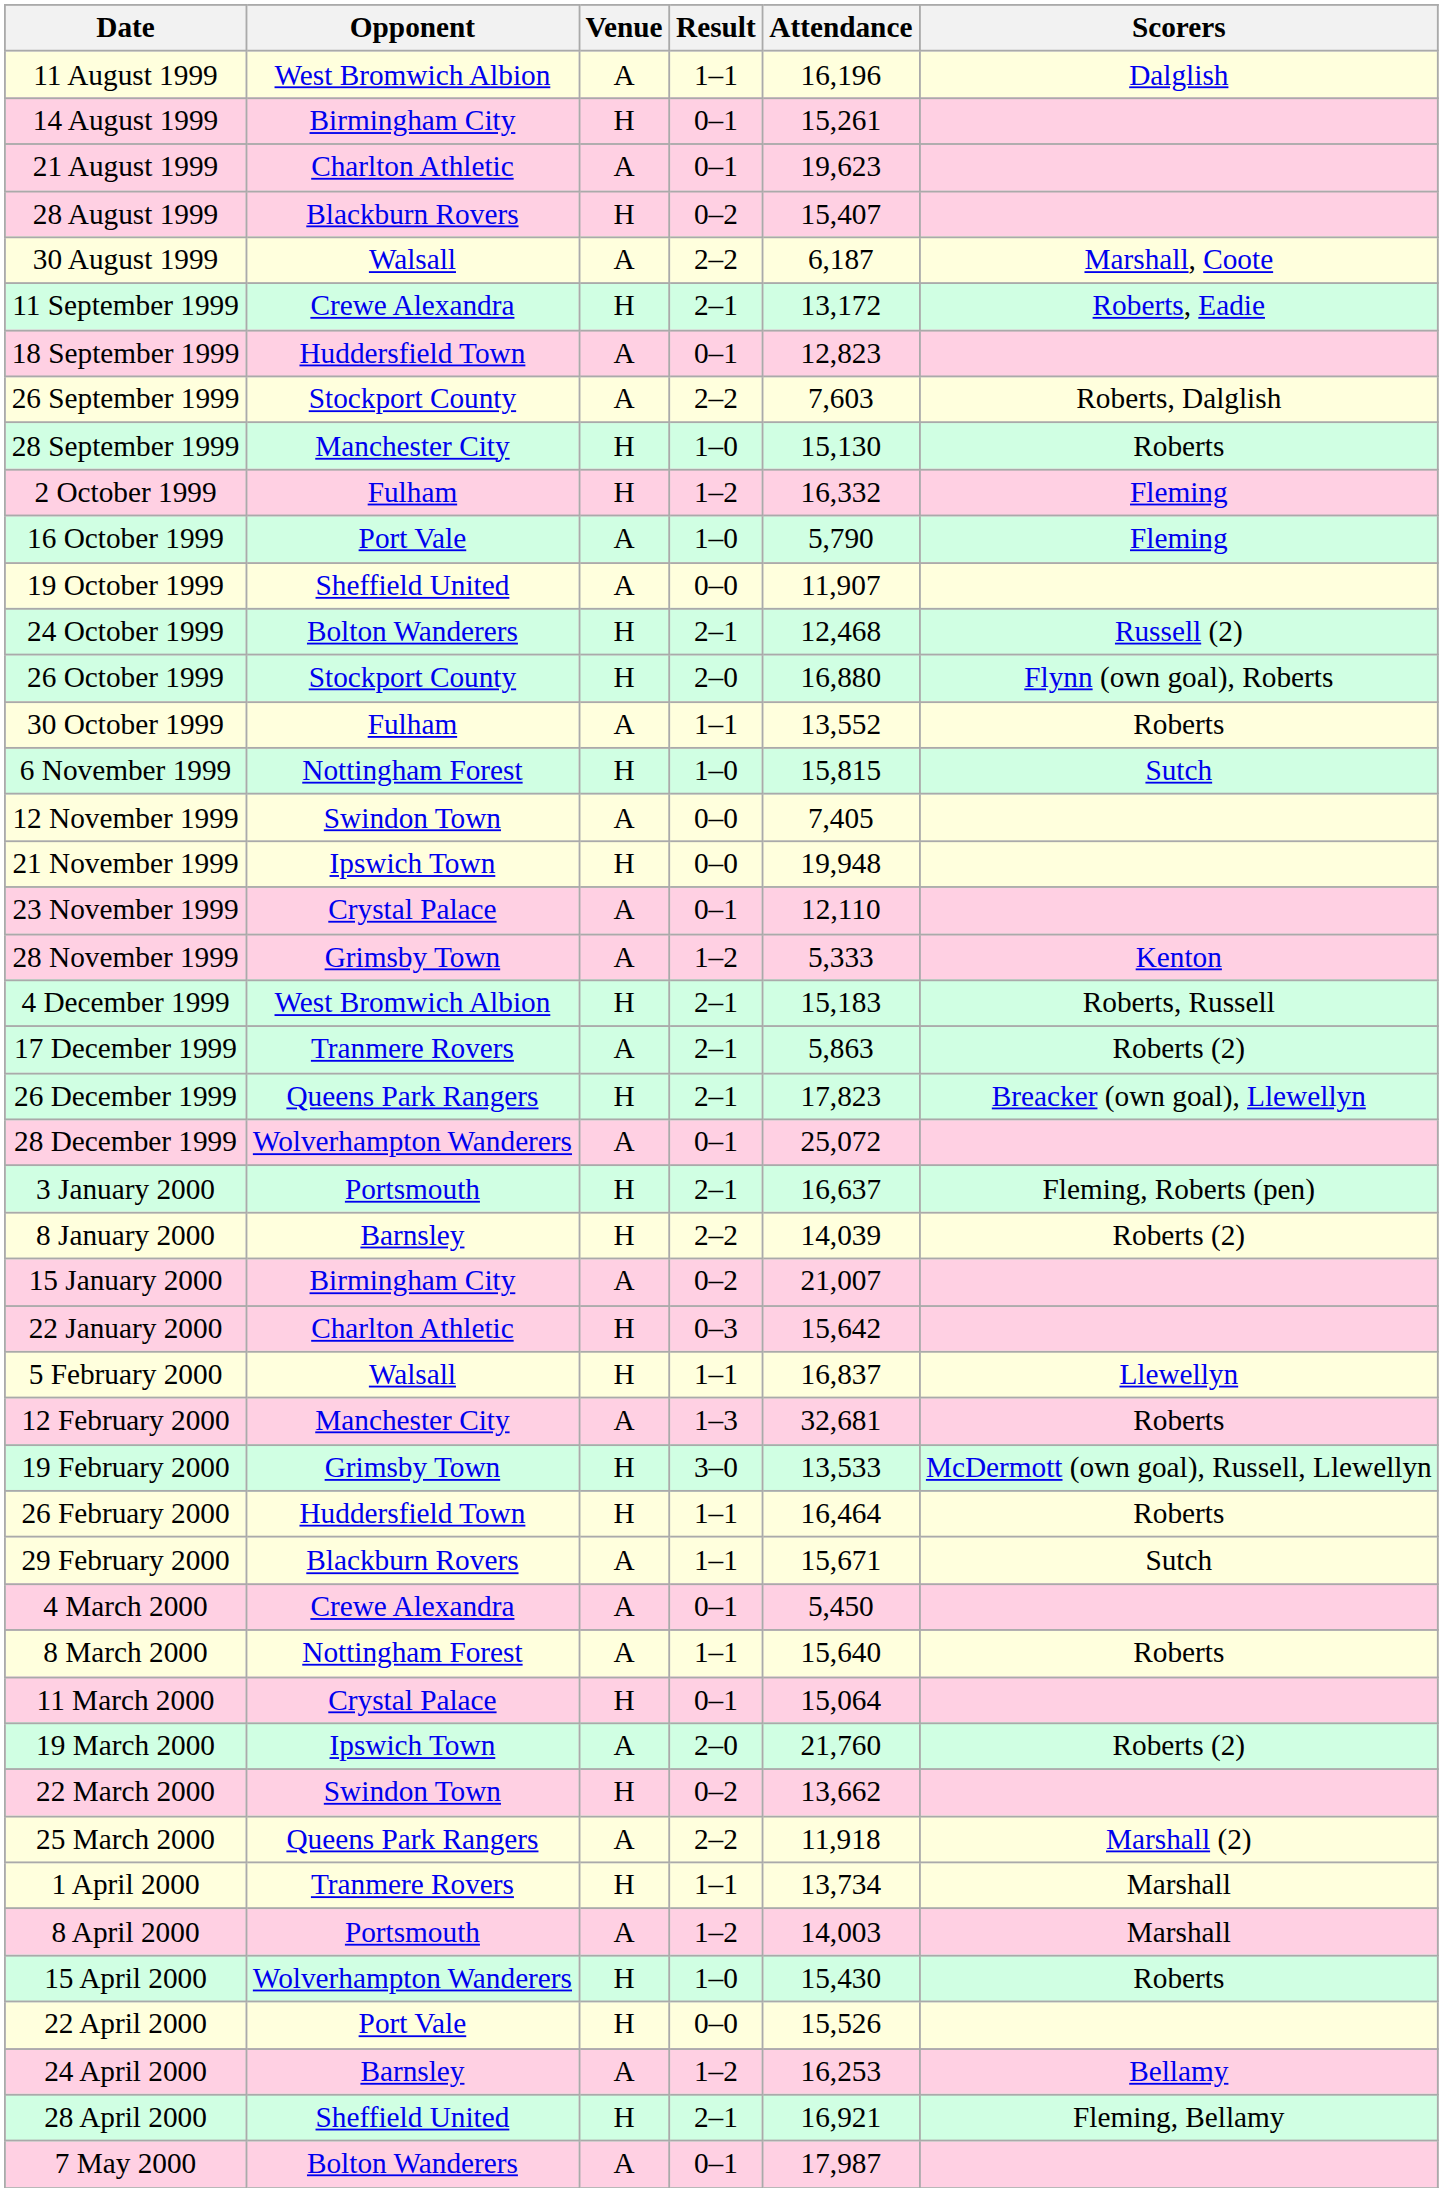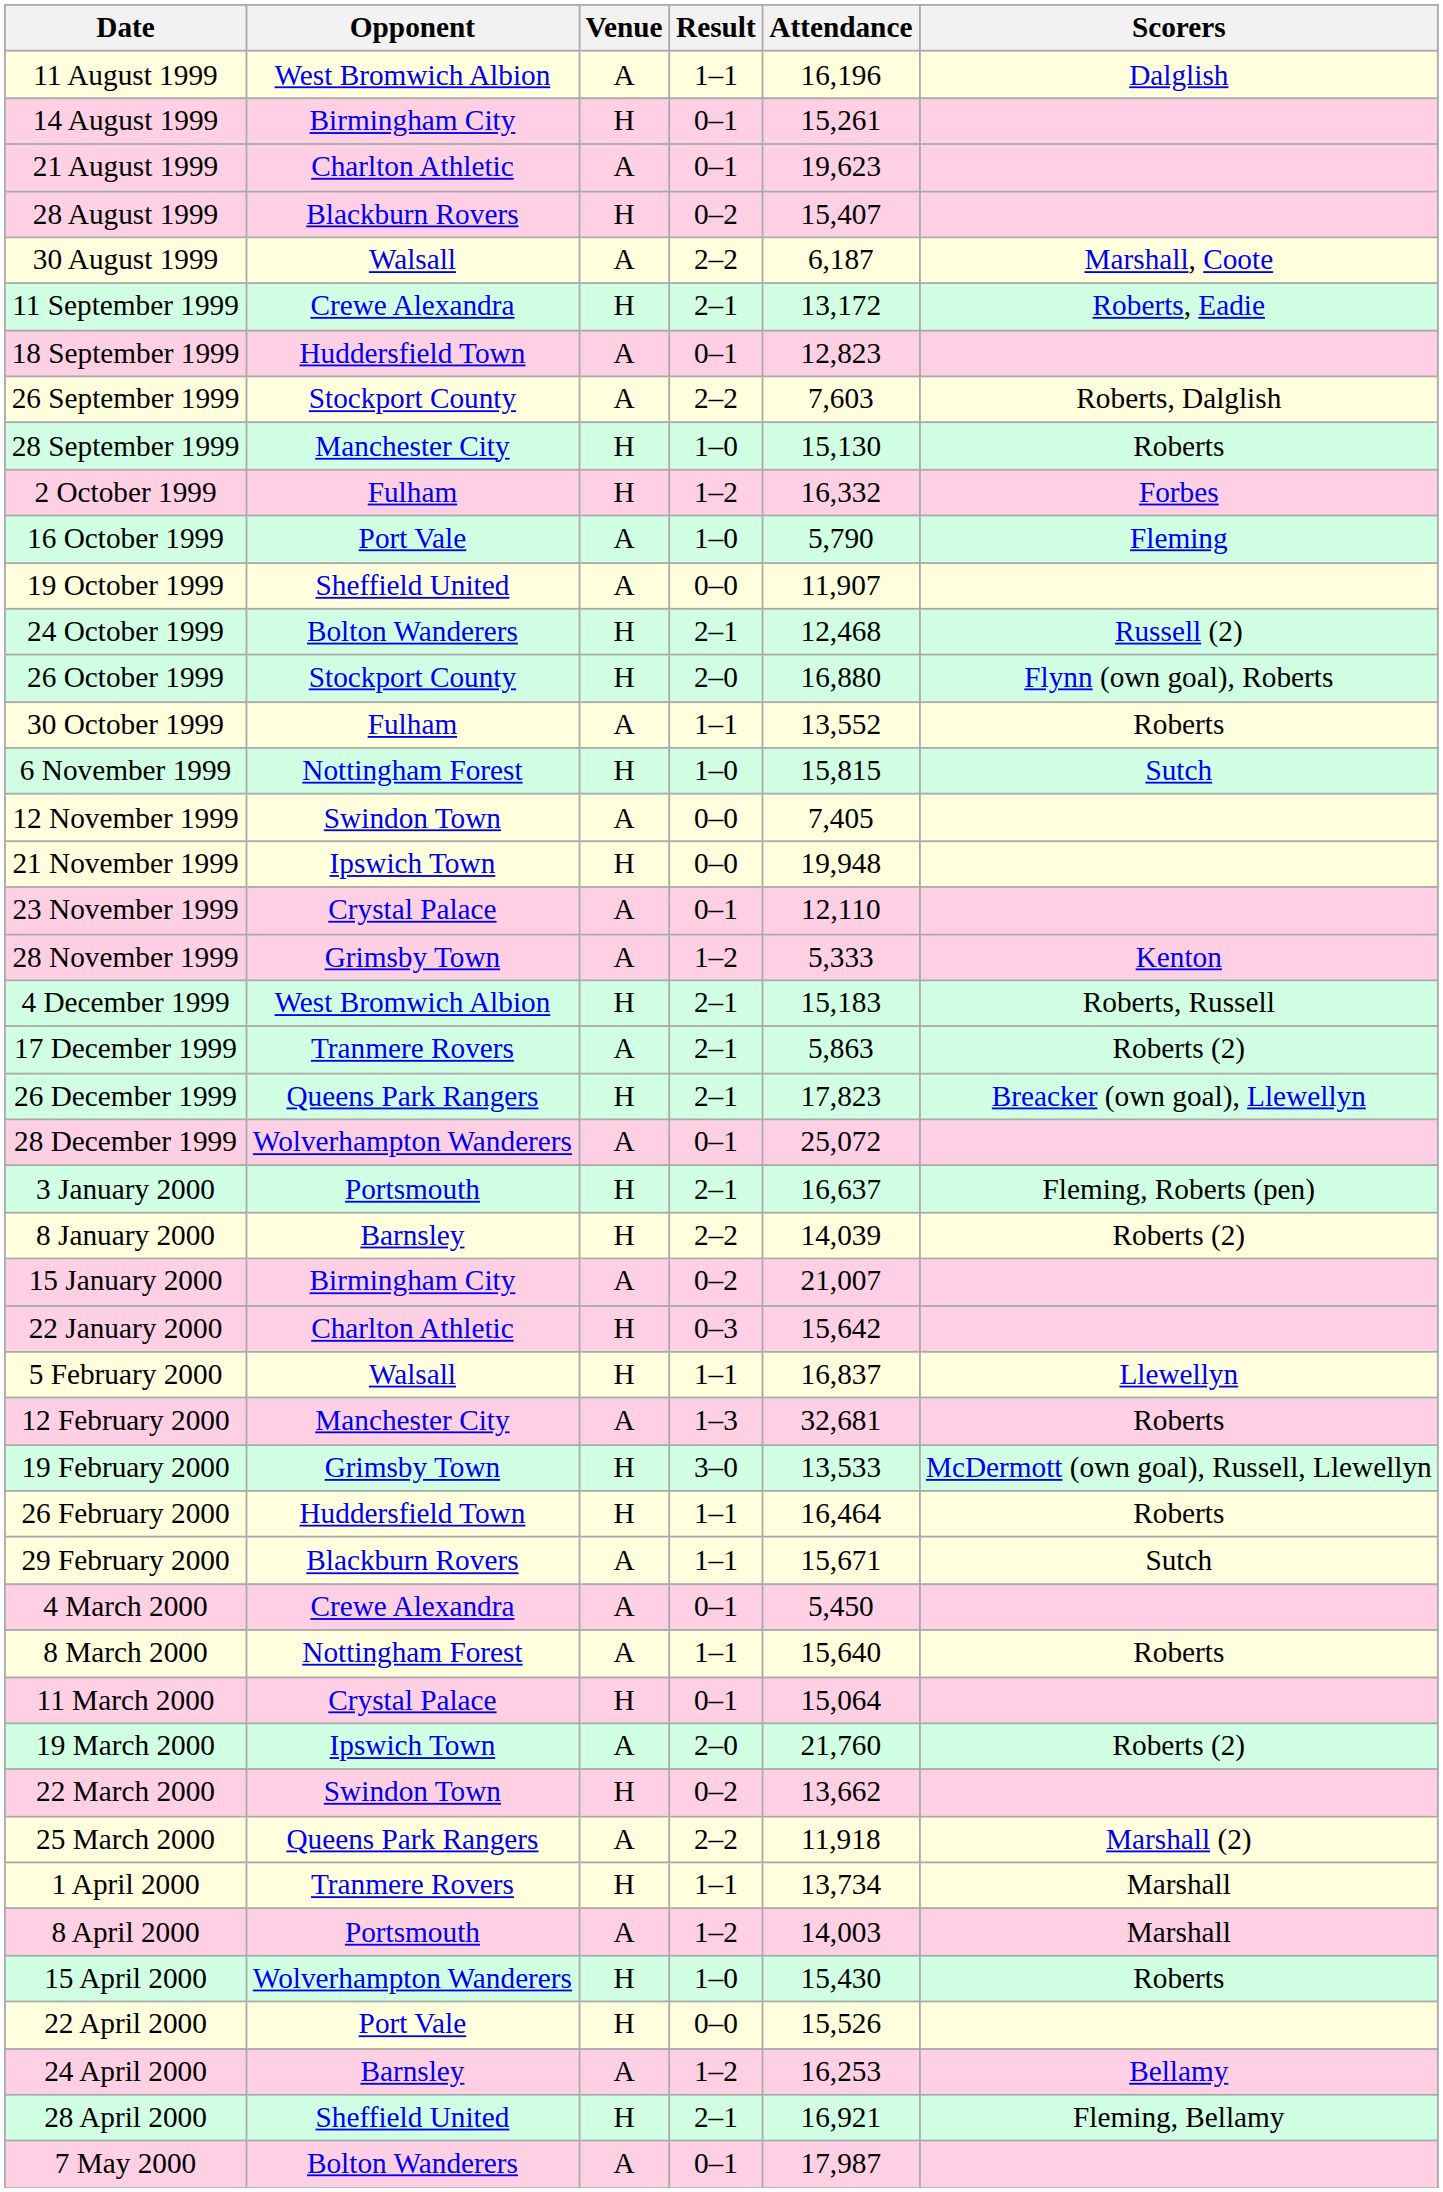(1179, 492) Fleming -> (1179, 492) Forbes
